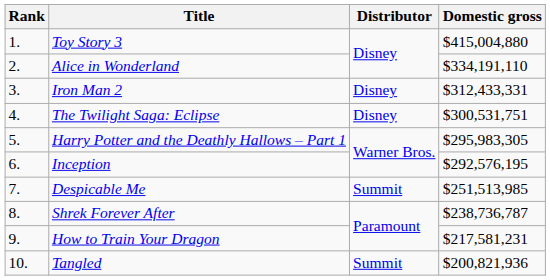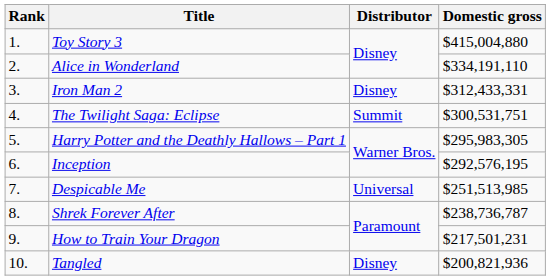(375, 115) Disney -> (378, 115) Summit
(378, 189) Summit -> (383, 189) Universal
(485, 238) $217,581,231 -> (485, 238) $217,501,231
(378, 262) Summit -> (375, 262) Disney
